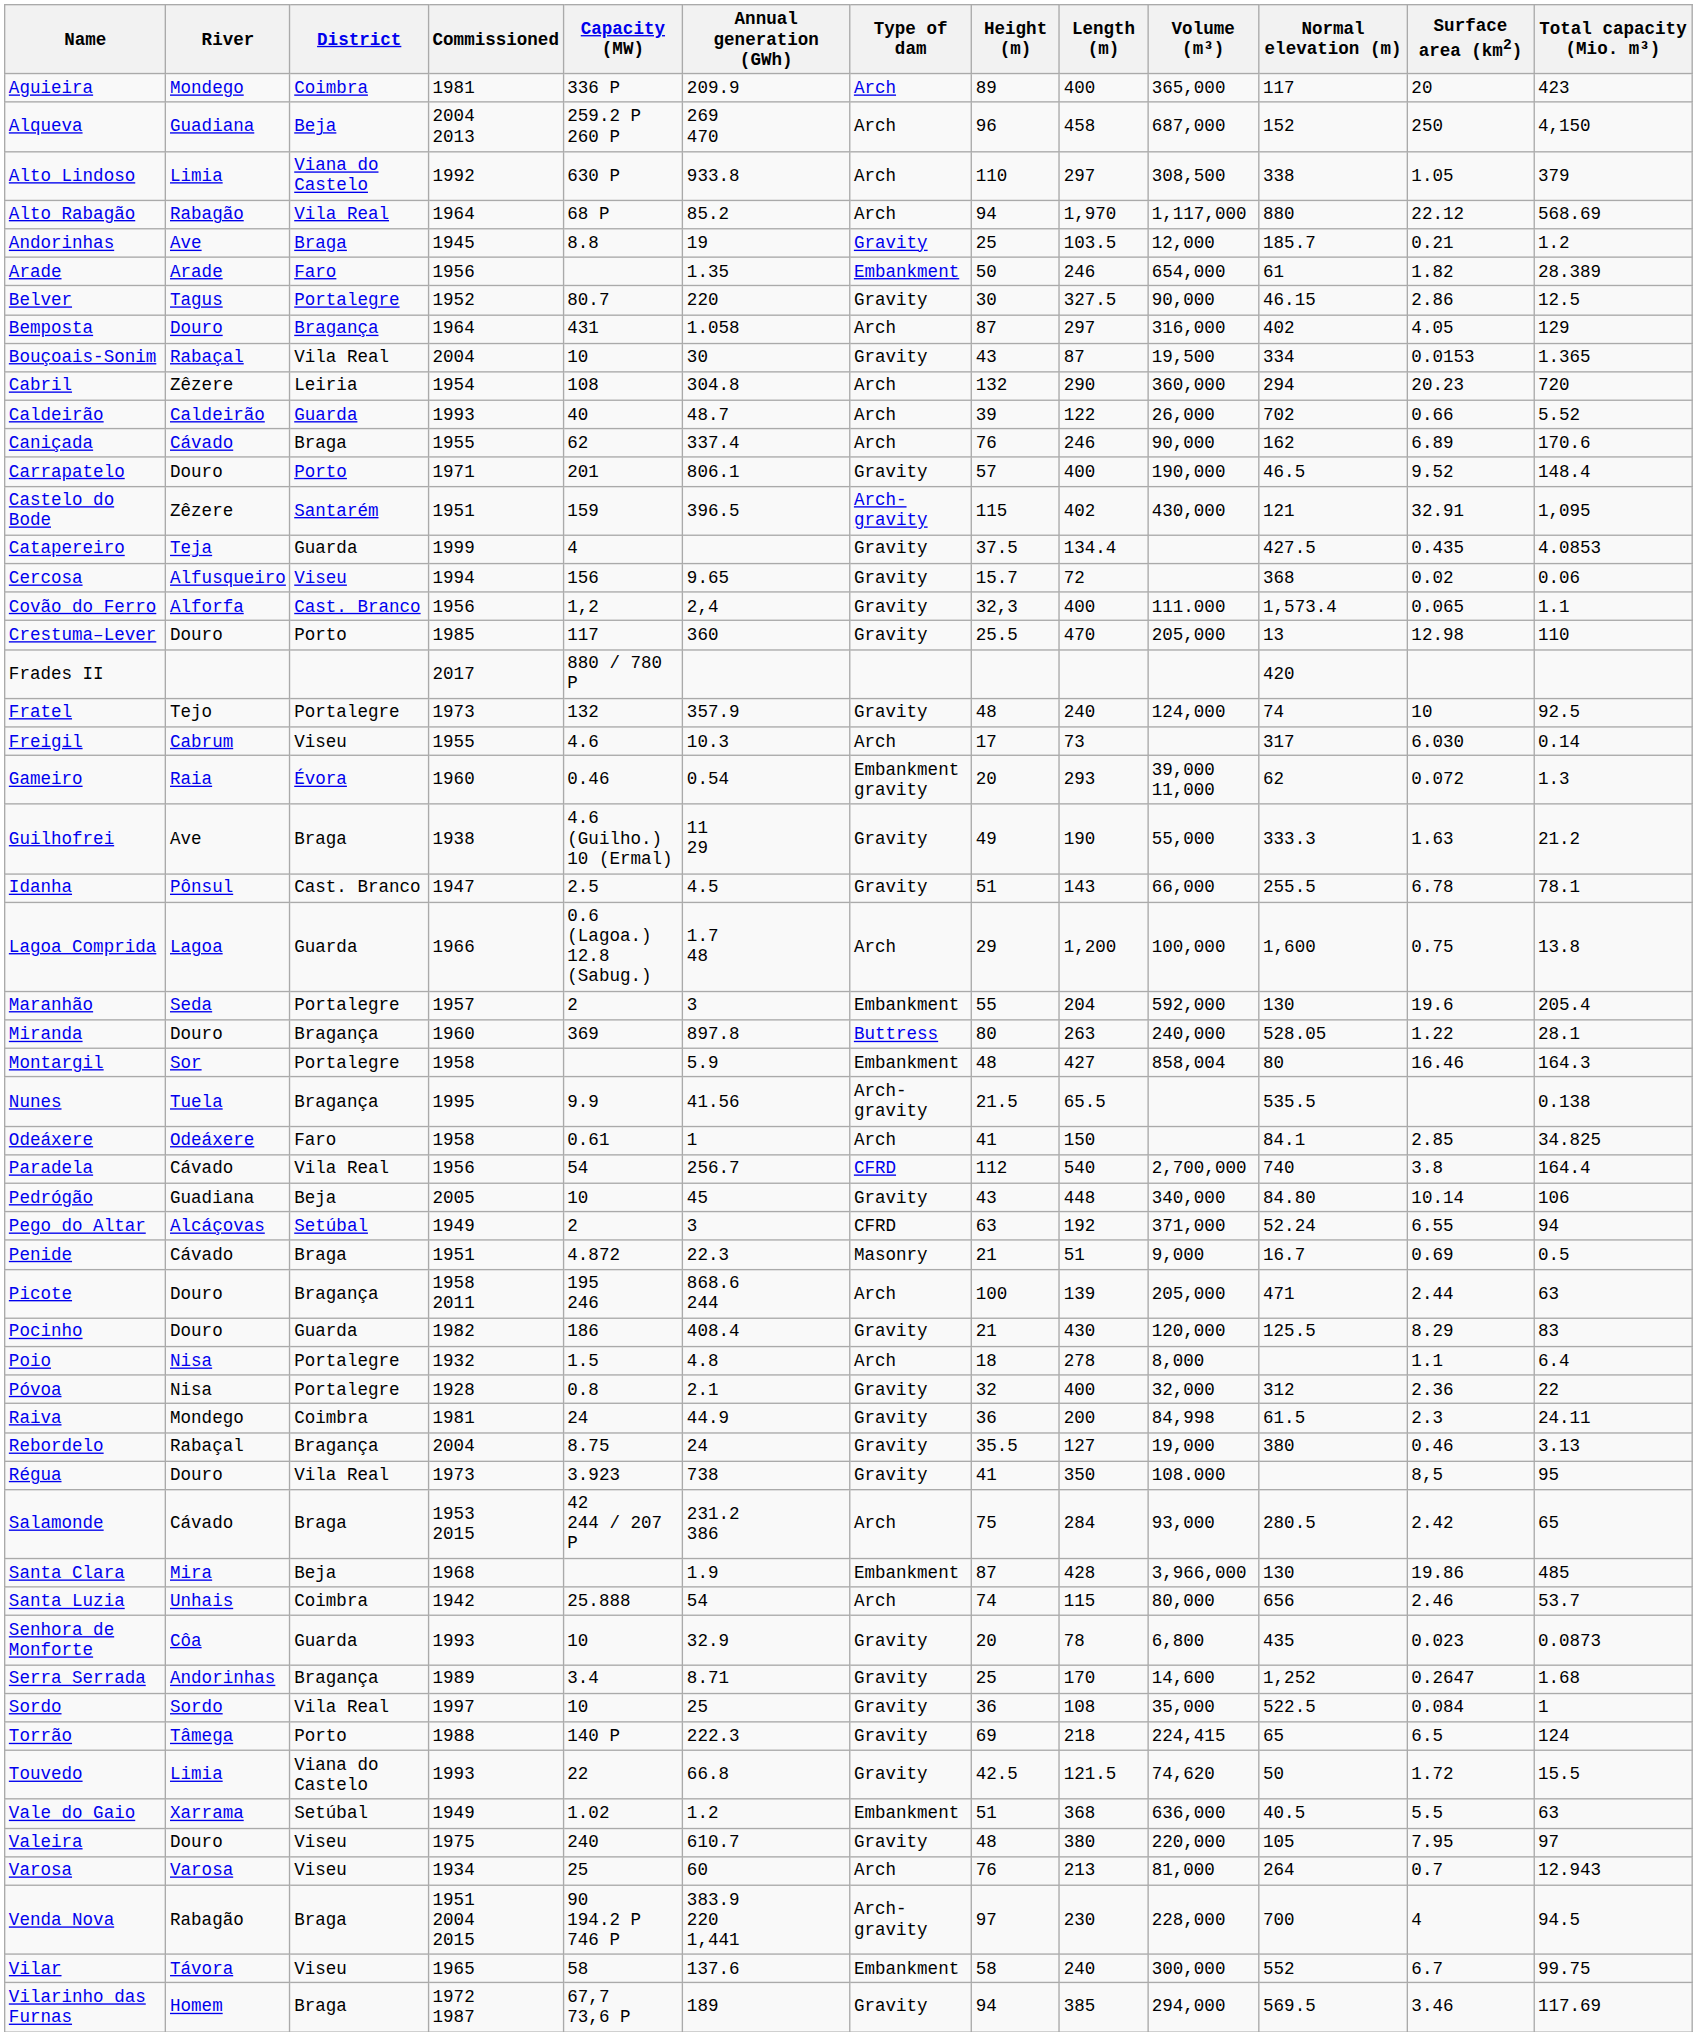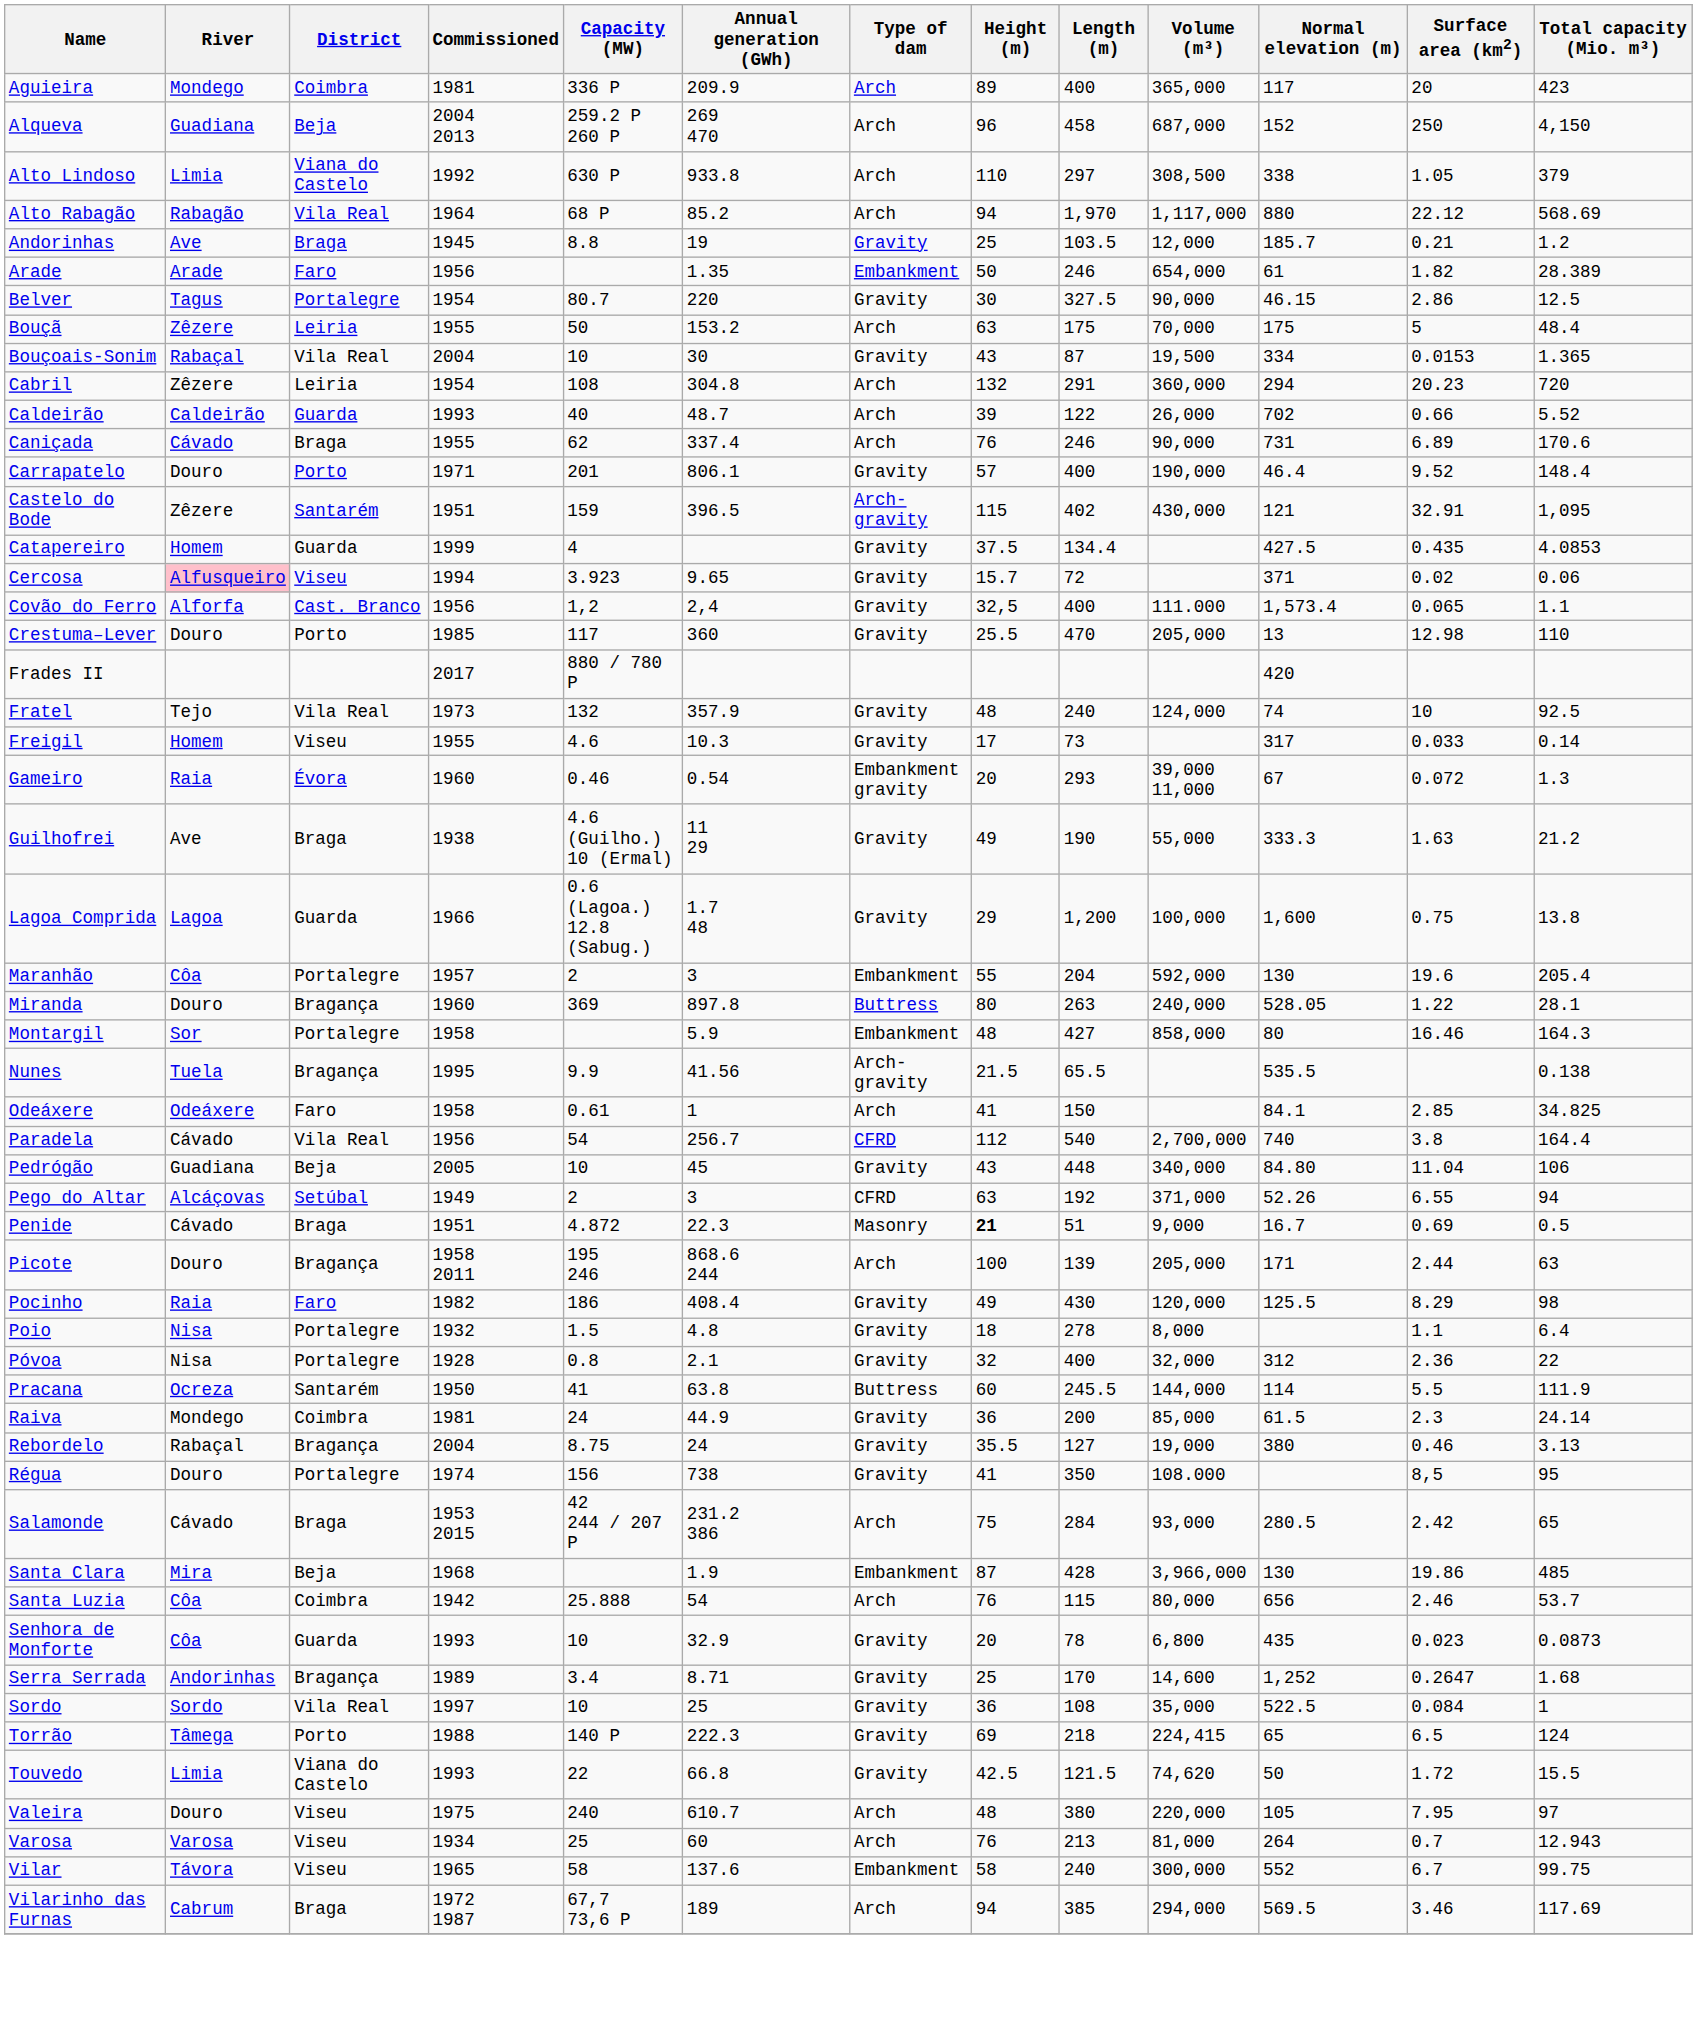(454, 300) 1952 -> (454, 300) 1954
- row: (51, 329)
+ row: (35, 329)
(1080, 386) 290 -> (1080, 386) 291
(1279, 443) 162 -> (1279, 443) 731
(1284, 472) 46.5 -> (1284, 472) 46.4
(191, 549) Teja -> (196, 549) Homem
(228, 578) no background -> (228, 578) pink background
(583, 578) 156 -> (594, 578) 3.923
(1279, 578) 368 -> (1279, 578) 371
(997, 606) 32,3 -> (997, 606) 32,5
(347, 713) Portalegre -> (342, 713) Vila Real
(202, 741) Cabrum -> (196, 741) Homem
(875, 741) Arch -> (891, 741) Gravity
(1438, 741) 6.030 -> (1438, 741) 0.033
(1274, 780) 62 -> (1274, 780) 67
- row: (40, 888)
(875, 947) Arch -> (891, 918) Gravity
(191, 1006) Seda -> (186, 977) Côa
(1189, 1063) 858,004 -> (1189, 1034) 858,000
(1438, 1198) 10.14 -> (1438, 1169) 11.04
(1289, 1226) 52.24 -> (1289, 1198) 52.26
(986, 1255) normal -> (986, 1226) bold
(1279, 1293) 471 -> (1279, 1265) 171
(196, 1332) Douro -> (191, 1304) Raia
(326, 1332) Guarda -> (315, 1304) Faro
(986, 1332) 21 -> (986, 1304) 49
(1548, 1332) 83 -> (1548, 1304) 98
(875, 1361) Arch -> (891, 1332) Gravity
+ row: (46, 1389)
(1183, 1418) 84,998 -> (1183, 1418) 85,000
(1564, 1418) 24.11 -> (1564, 1418) 24.14
(342, 1475) Vila Real -> (347, 1475) Portalegre
(454, 1475) 1973 -> (454, 1475) 1974
(594, 1475) 3.923 -> (583, 1475) 156
(202, 1602) Unhais -> (186, 1602) Côa
(986, 1602) 74 -> (986, 1602) 76
- row: (72, 1814)
(891, 1842) Gravity -> (875, 1814) Arch
- row: (62, 1920)
(196, 2007) Homem -> (202, 1910) Cabrum
(891, 2007) Gravity -> (875, 1910) Arch
